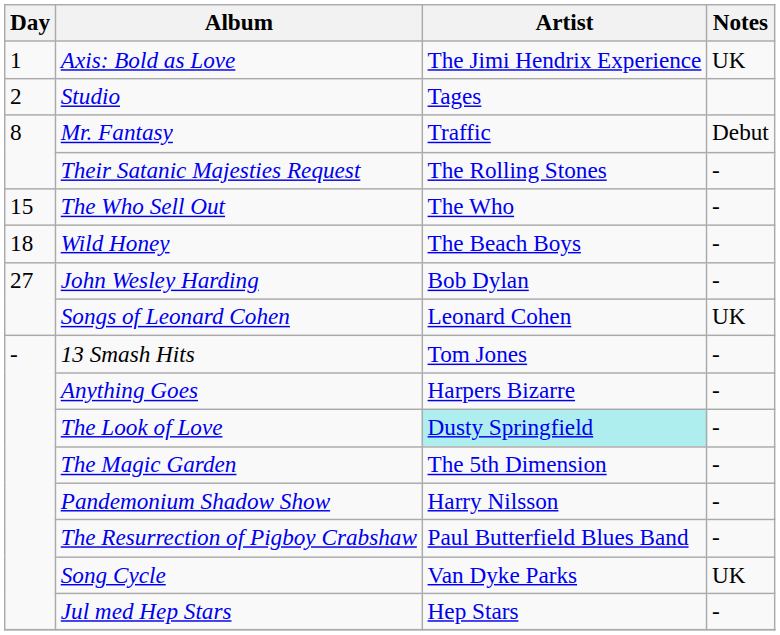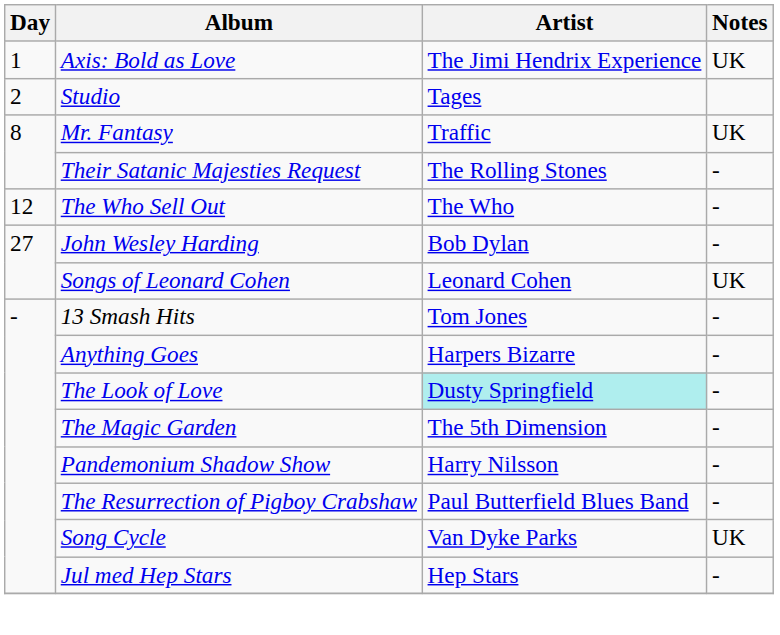(740, 133) Debut -> (729, 133) UK
(22, 206) 15 -> (22, 206) 12
- row: (115, 243)
